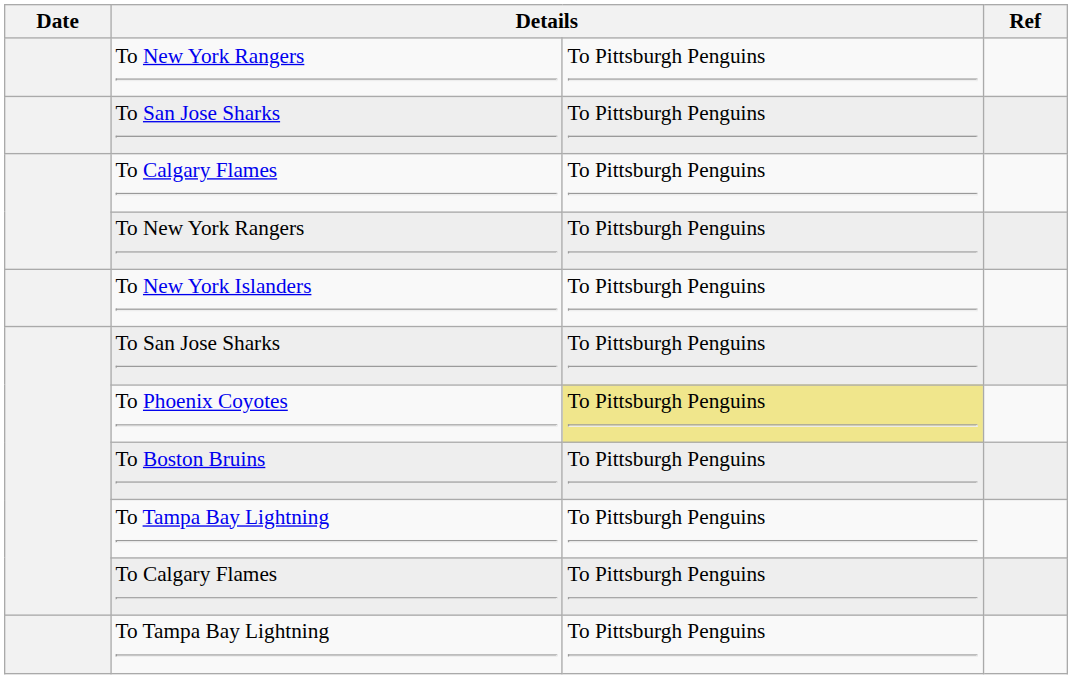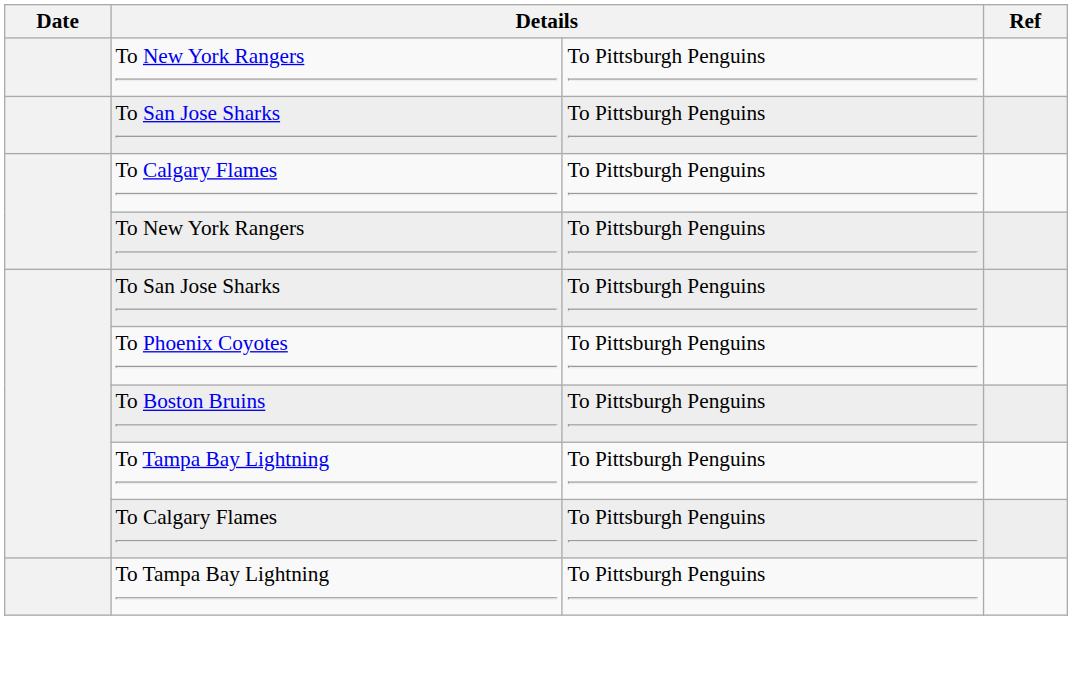- row: (58, 298)
(773, 408) khaki background -> (773, 350) no background
